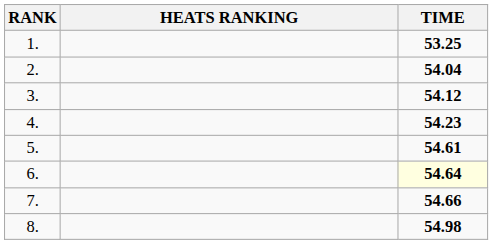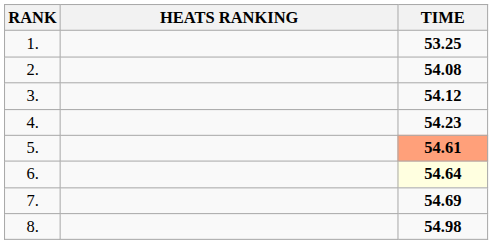(443, 69) 54.04 -> (443, 69) 54.08
(443, 148) no background -> (443, 148) lightsalmon background
(443, 200) 54.66 -> (443, 200) 54.69
